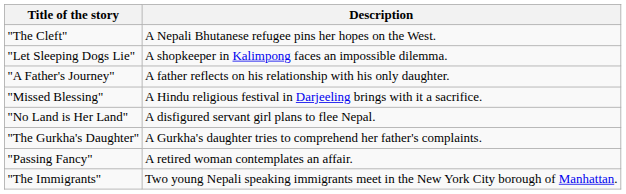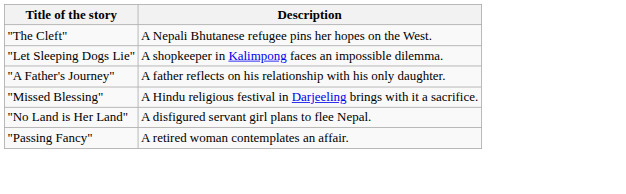- row: (73, 138)
- row: (54, 179)
